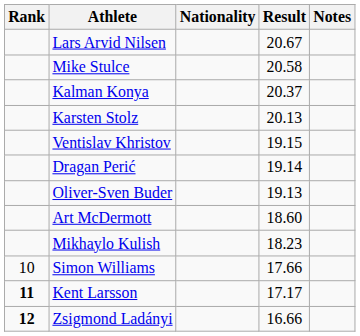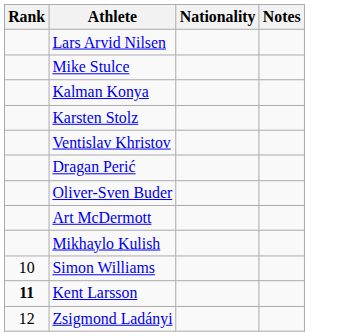- column: (284, 17)
(27, 318) bold -> (27, 318) normal
